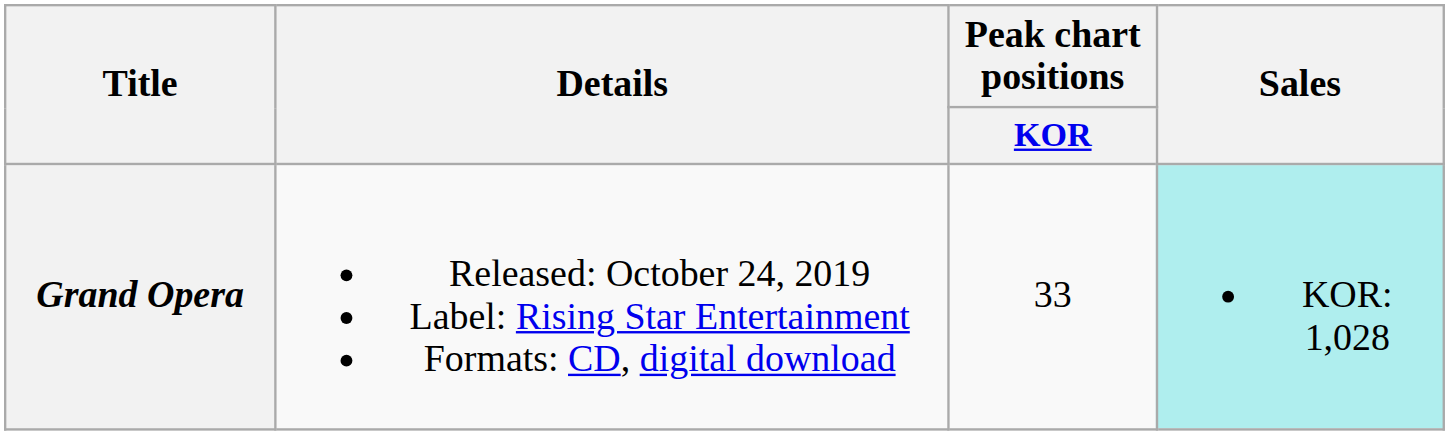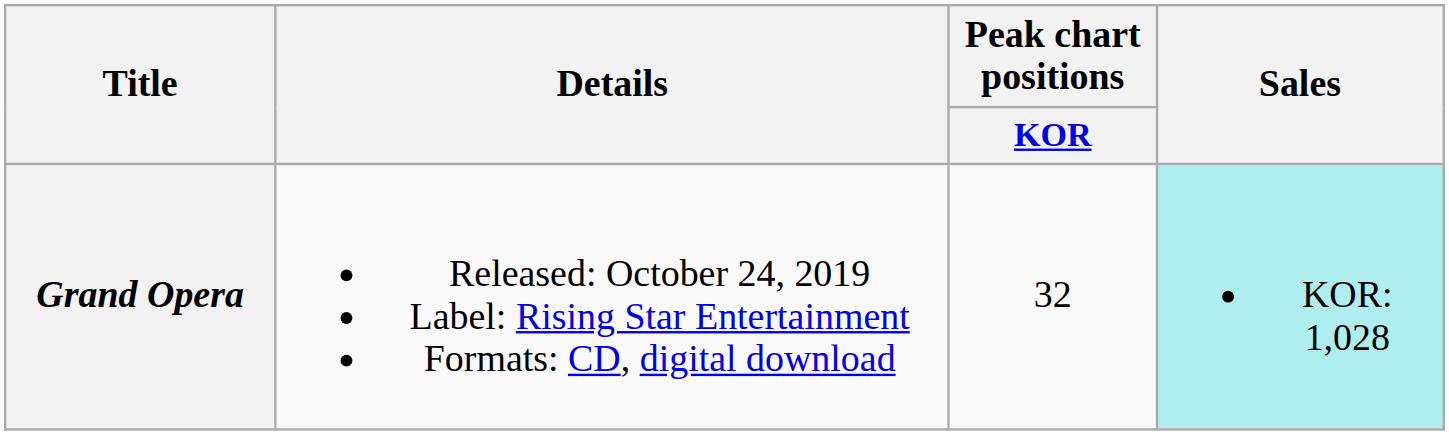(1053, 295) 33 -> (1053, 295) 32
